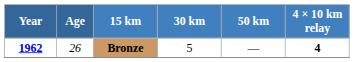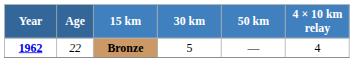(75, 48) 26 -> (75, 48) 22
(317, 48) bold -> (317, 48) normal
